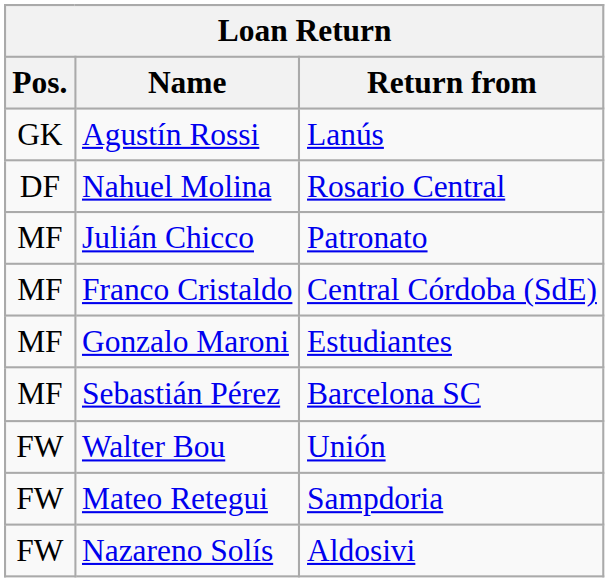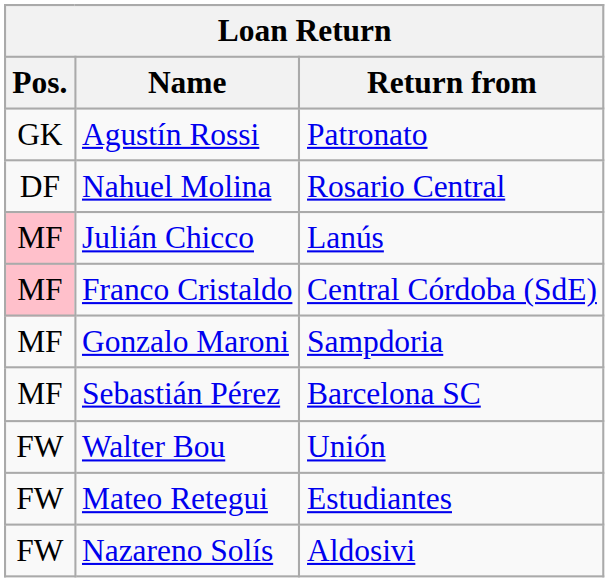(345, 134) Lanús -> (367, 134) Patronato
(40, 238) no background -> (40, 238) pink background
(367, 238) Patronato -> (345, 238) Lanús
(40, 290) no background -> (40, 290) pink background
(380, 341) Estudiantes -> (375, 341) Sampdoria
(375, 497) Sampdoria -> (380, 497) Estudiantes
